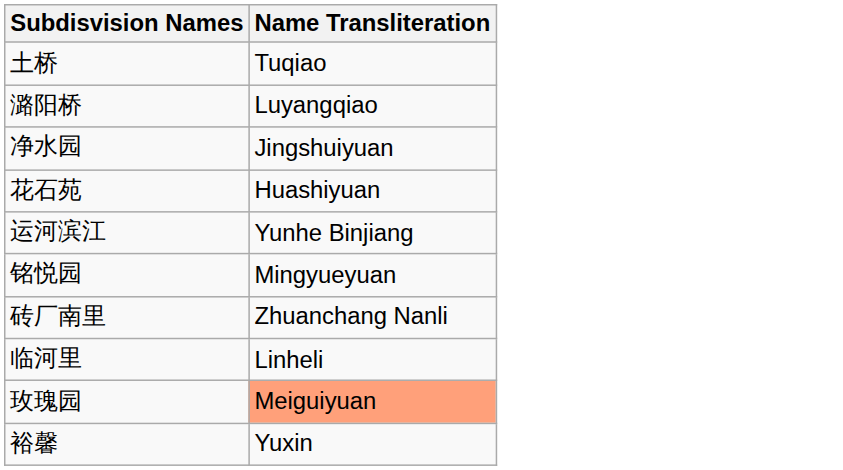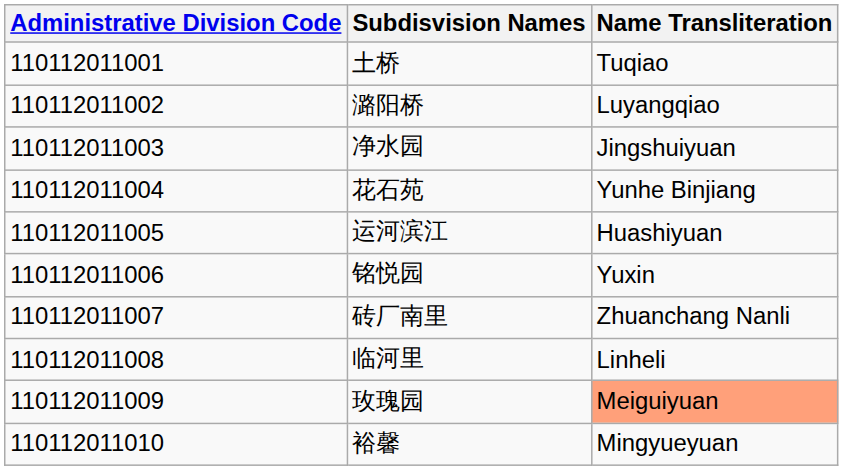+ column: (176, 23)
(317, 190) Huashiyuan -> (676, 190) Yunhe Binjiang
(334, 232) Yunhe Binjiang -> (660, 232) Huashiyuan
(325, 274) Mingyueyuan -> (626, 274) Yuxin
(284, 443) Yuxin -> (667, 443) Mingyueyuan
